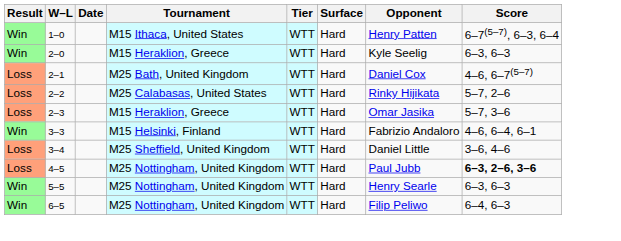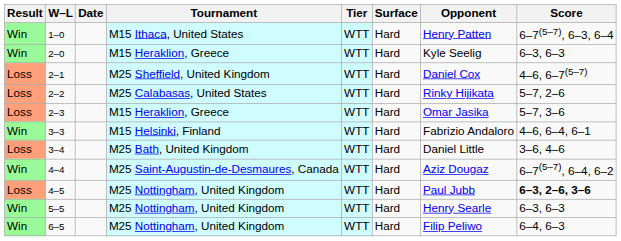(179, 74) M25 Bath, United Kingdom -> (189, 74) M25 Sheffield, United Kingdom
(189, 149) M25 Sheffield, United Kingdom -> (179, 149) M25 Bath, United Kingdom
+ row: (56, 170)
